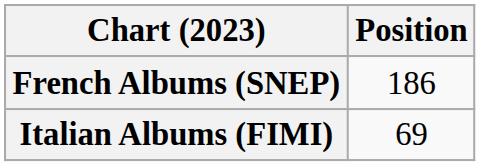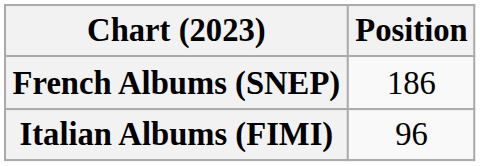(411, 133) 69 -> (411, 133) 96
